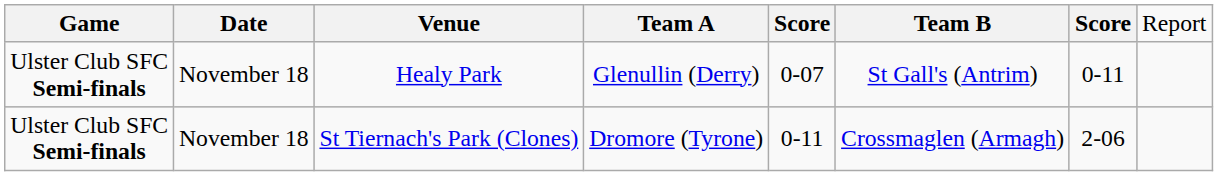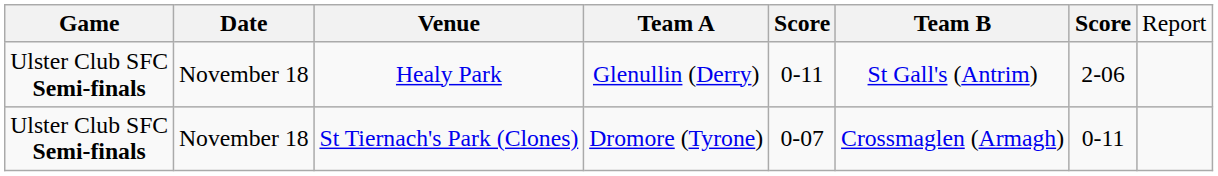(802, 74) 0-07 -> (802, 74) 0-11
(1103, 74) 0-11 -> (1103, 74) 2-06
(802, 138) 0-11 -> (802, 138) 0-07
(1103, 138) 2-06 -> (1103, 138) 0-11
